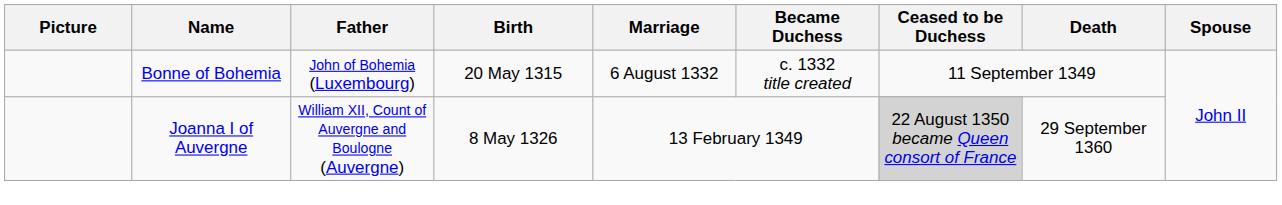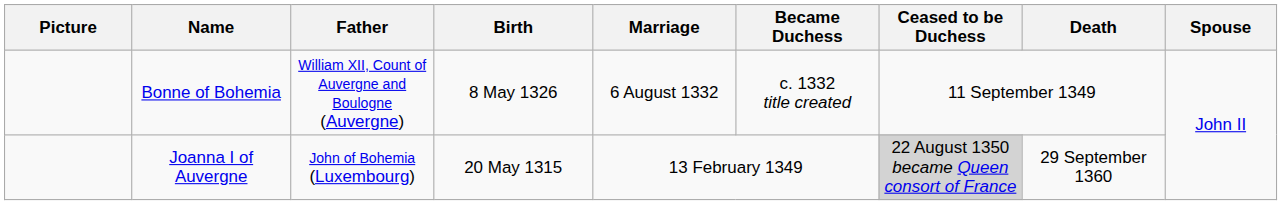(362, 74) John of Bohemia (Luxembourg) -> (362, 93) William XII, Count of Auvergne and Boulogne (Auvergne)
(513, 73) 20 May 1315 -> (513, 92) 8 May 1326
(362, 139) William XII, Count of Auvergne and Boulogne (Auvergne) -> (362, 168) John of Bohemia (Luxembourg)
(513, 138) 8 May 1326 -> (513, 167) 20 May 1315
